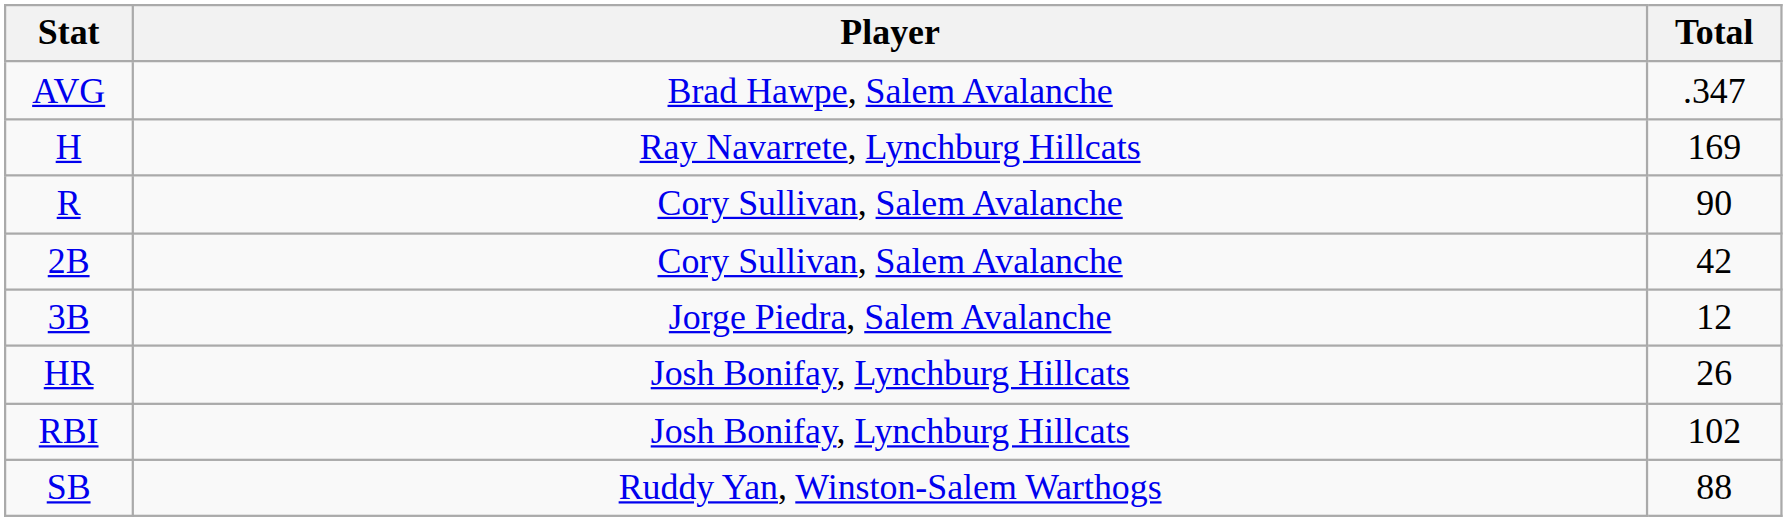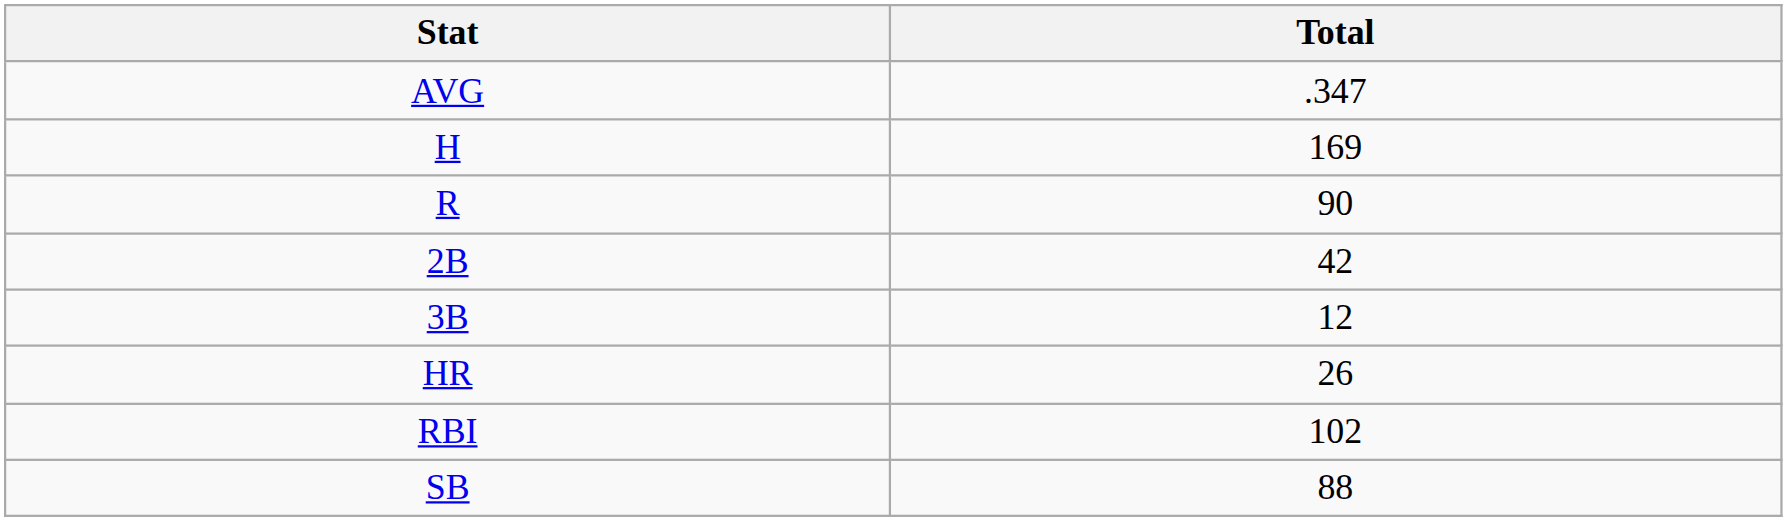- column: (890, 32)
